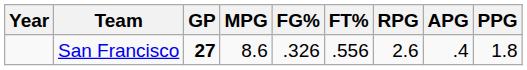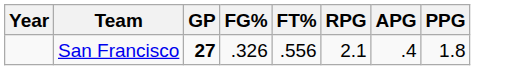- column: (246, 20)
(405, 50) 2.6 -> (353, 50) 2.1
